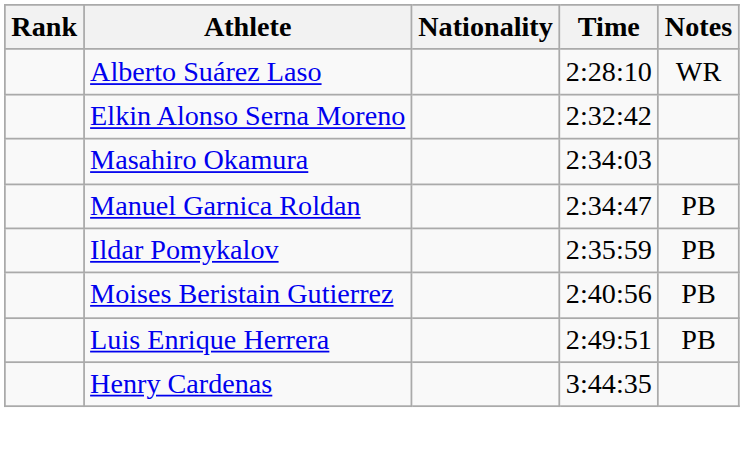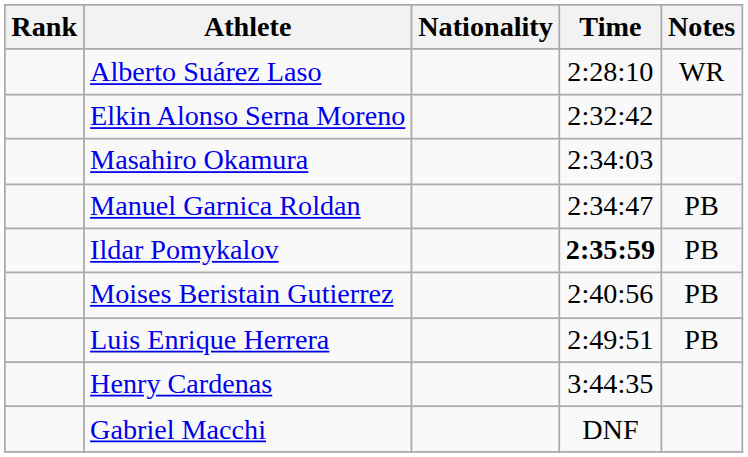(609, 250) normal -> (610, 250) bold
+ row: (178, 428)
